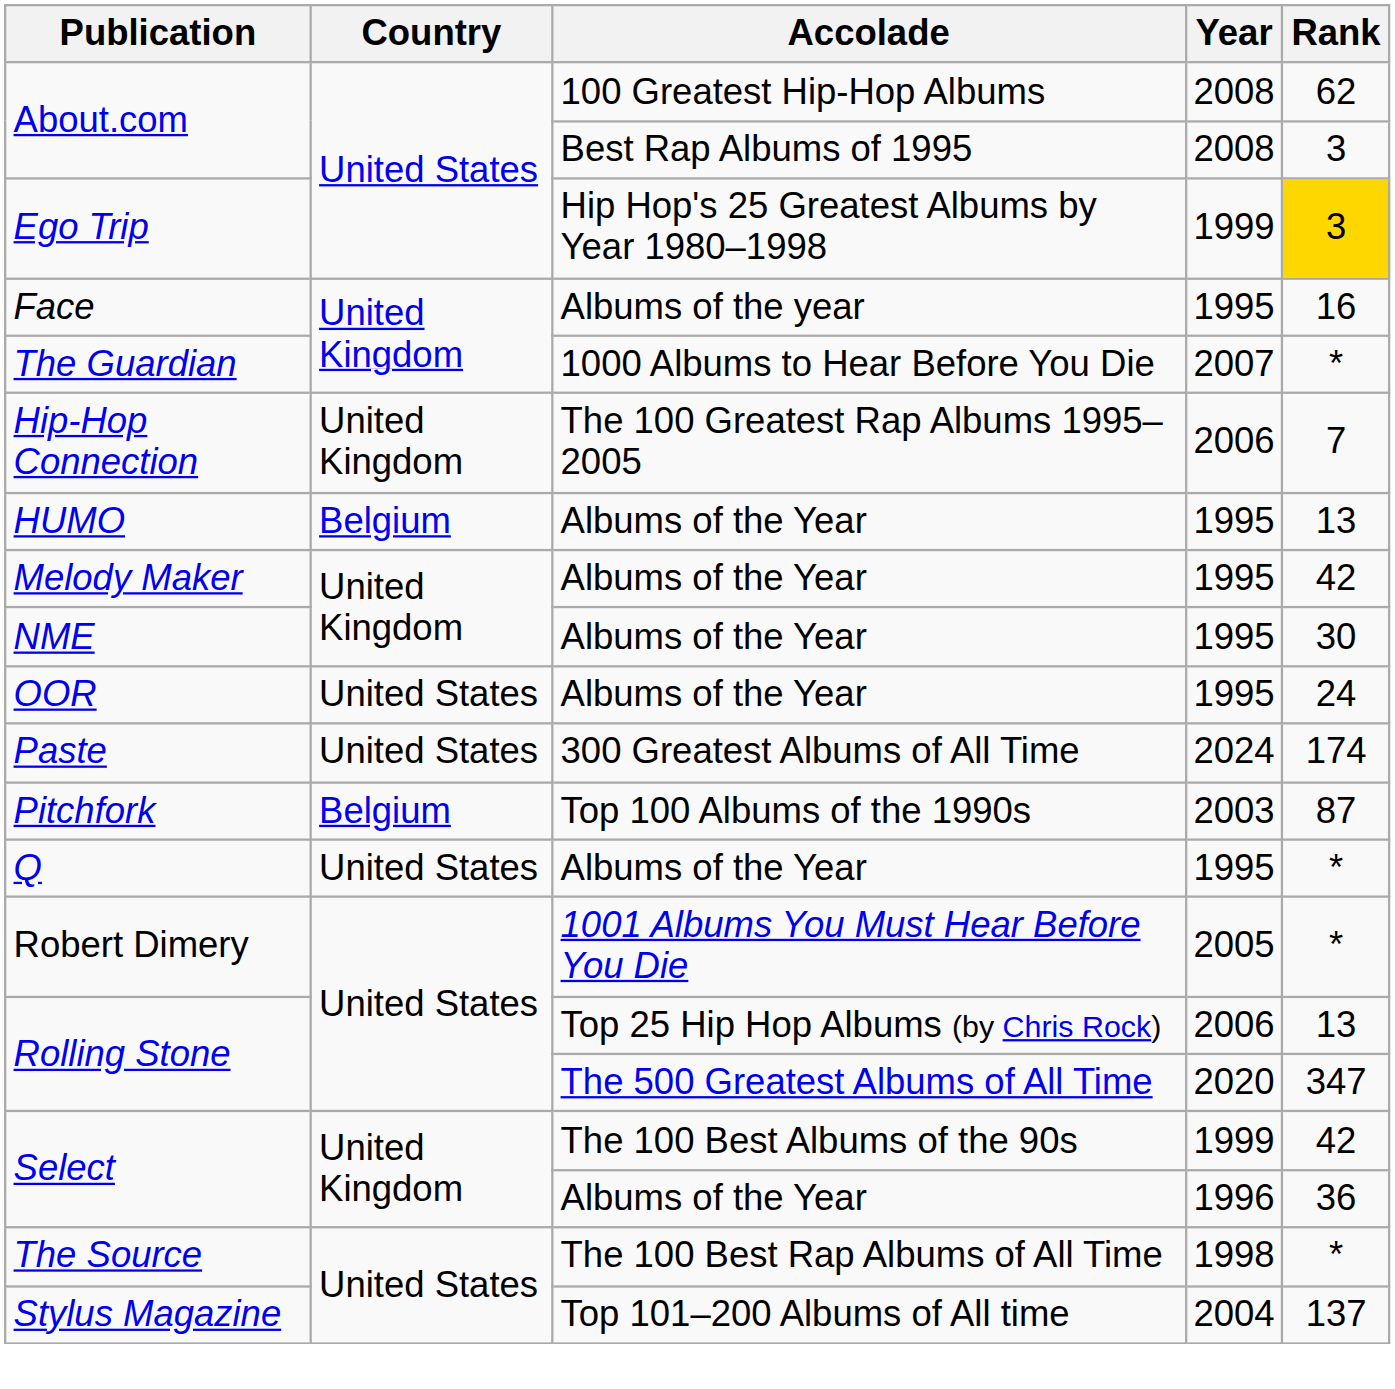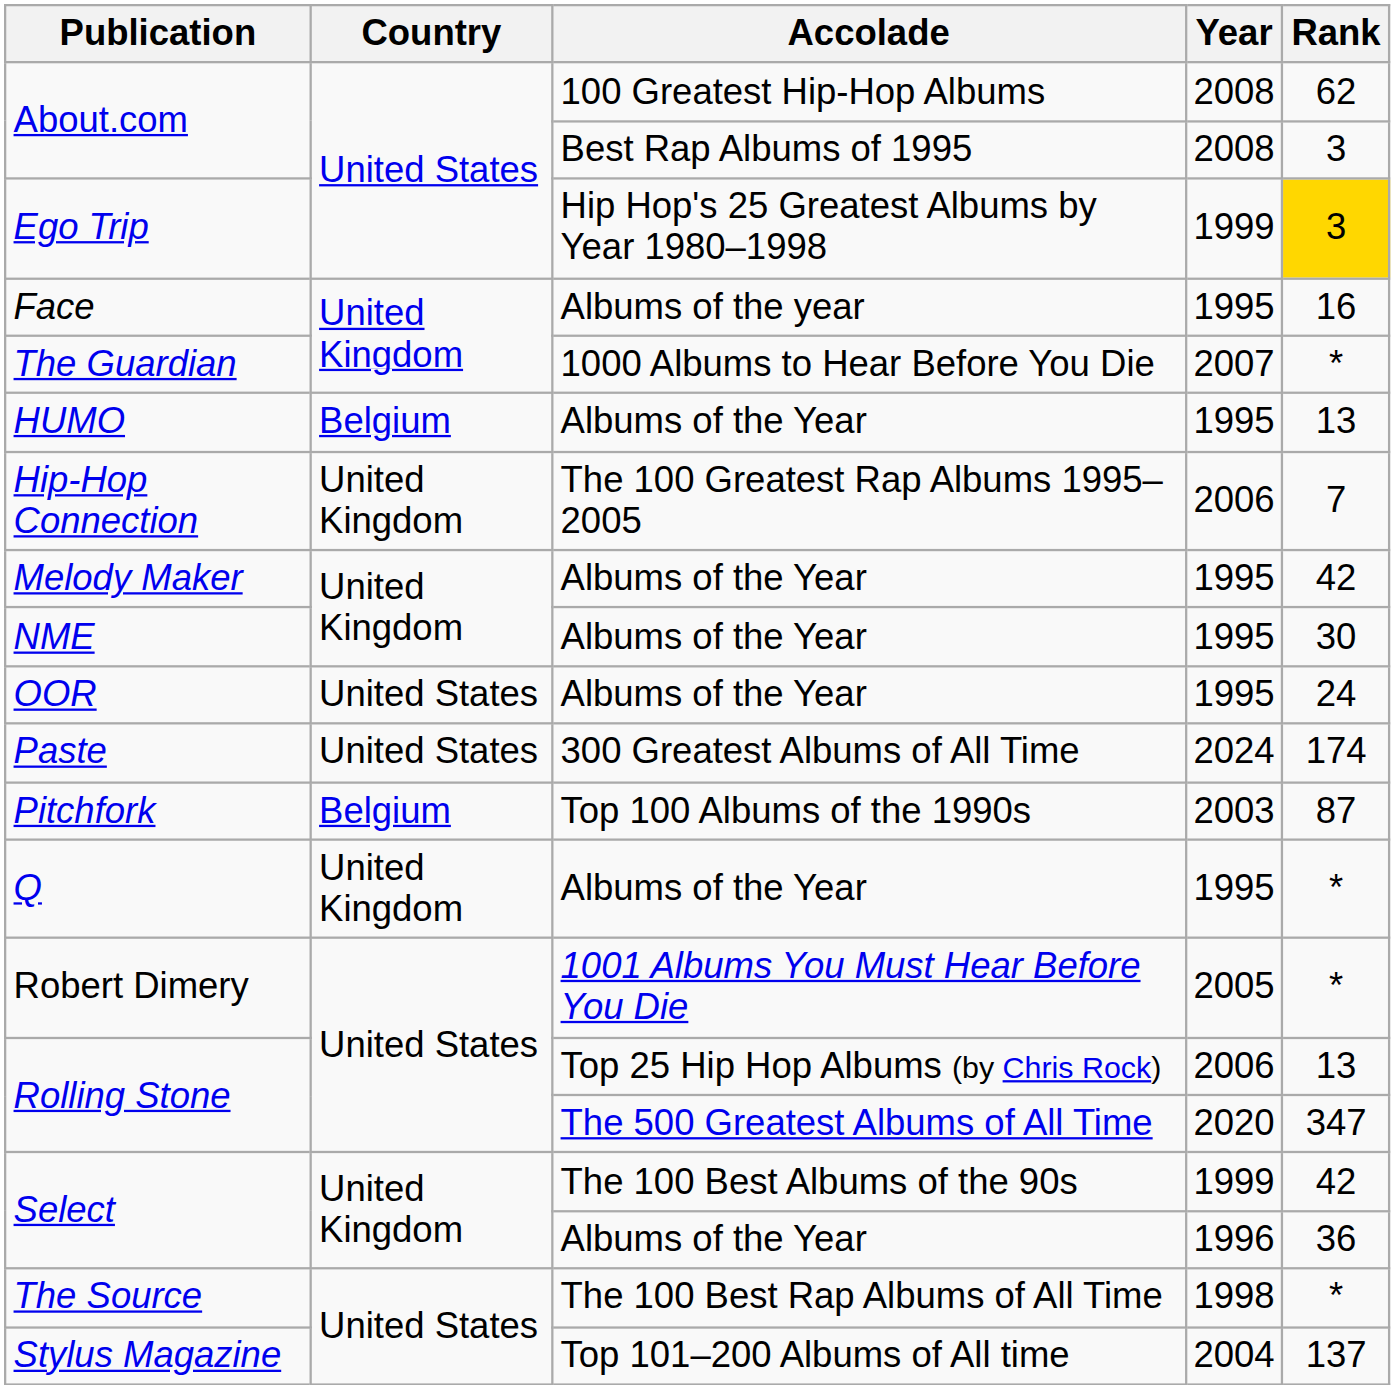rows swapped: (106, 442) <-> (69, 520)
(429, 867) United States -> (391, 888) United Kingdom
